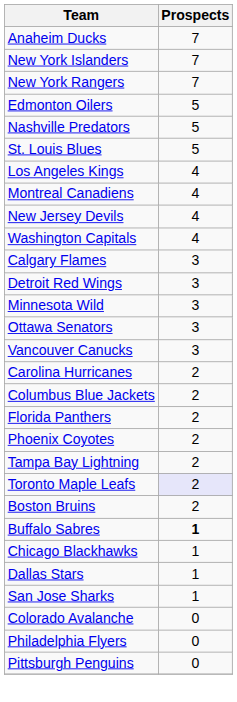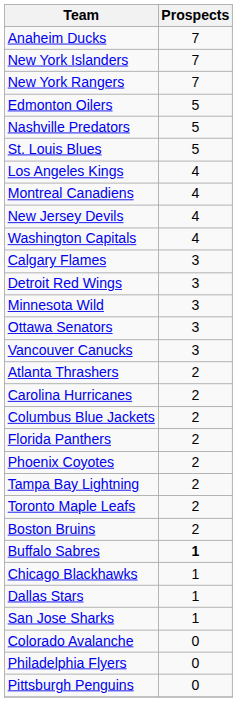+ row: (63, 372)
(195, 484) lavender background -> (195, 506) no background
